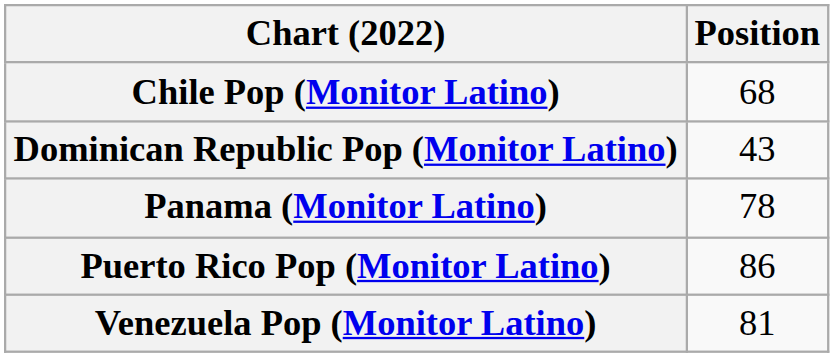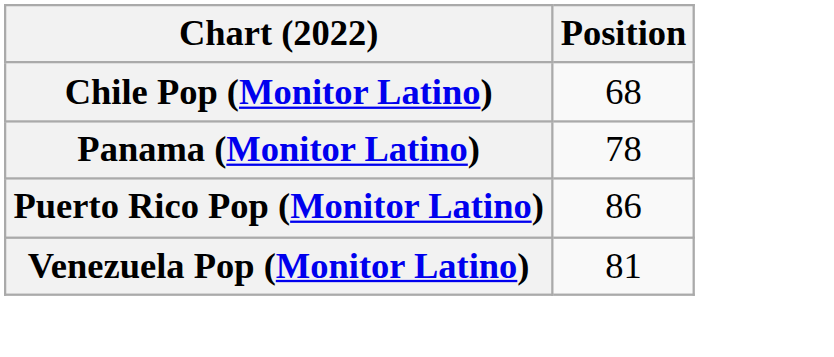- row: (346, 149)
